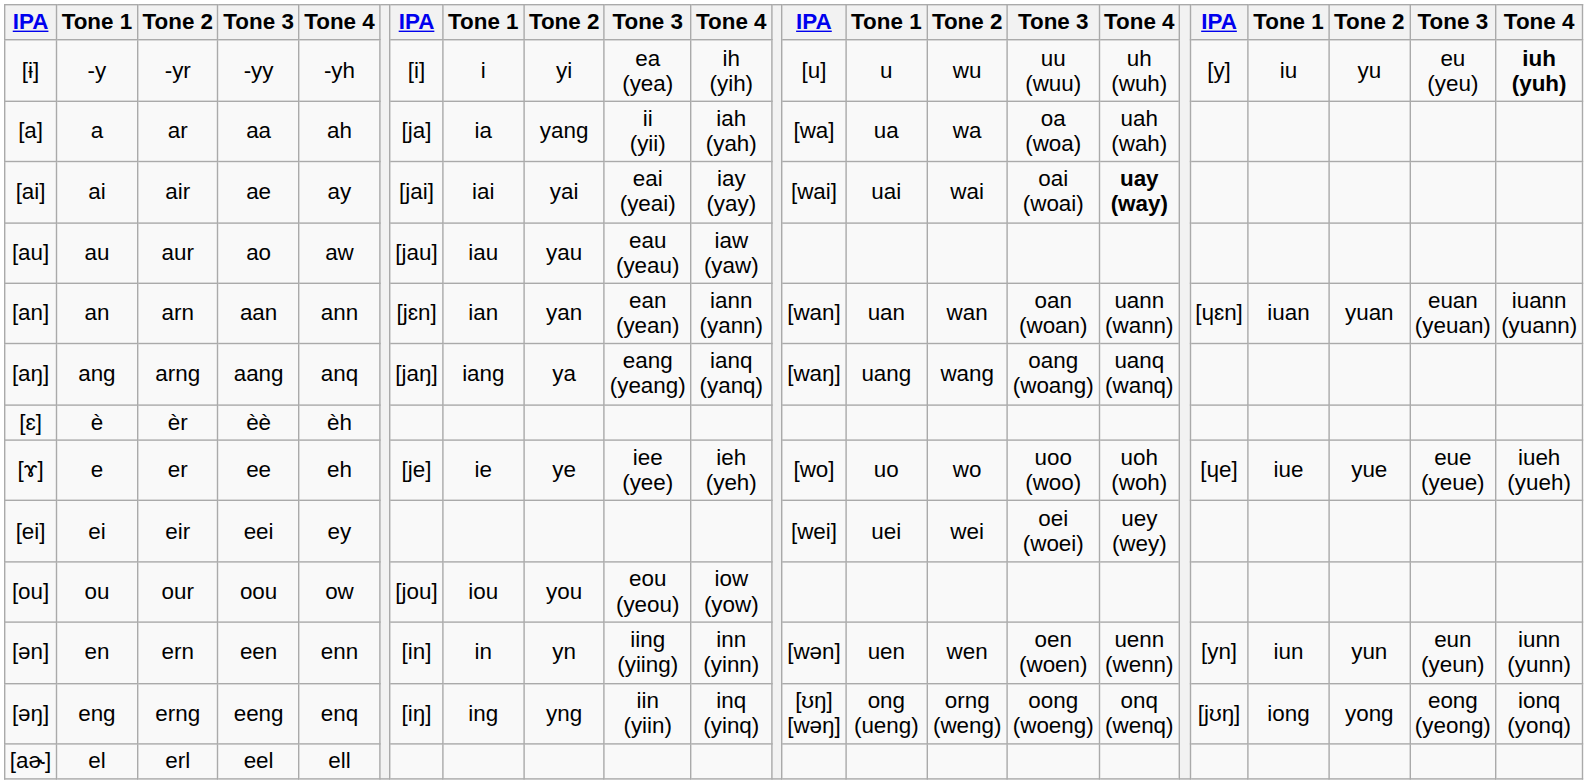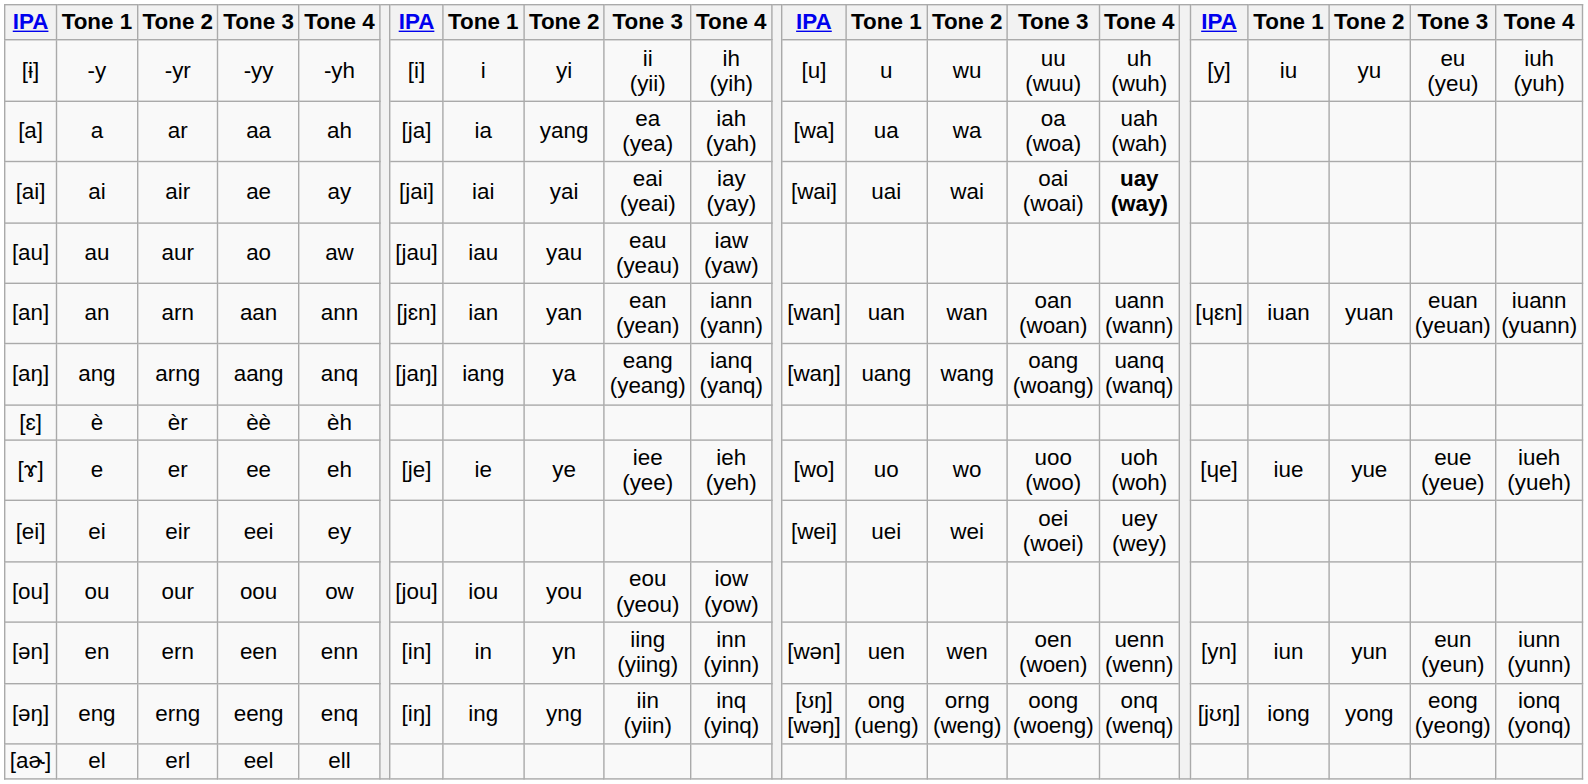(648, 70) ea (yea) -> (648, 70) ii (yii)
(1539, 70) bold -> (1539, 70) normal
(648, 131) ii (yii) -> (648, 131) ea (yea)
